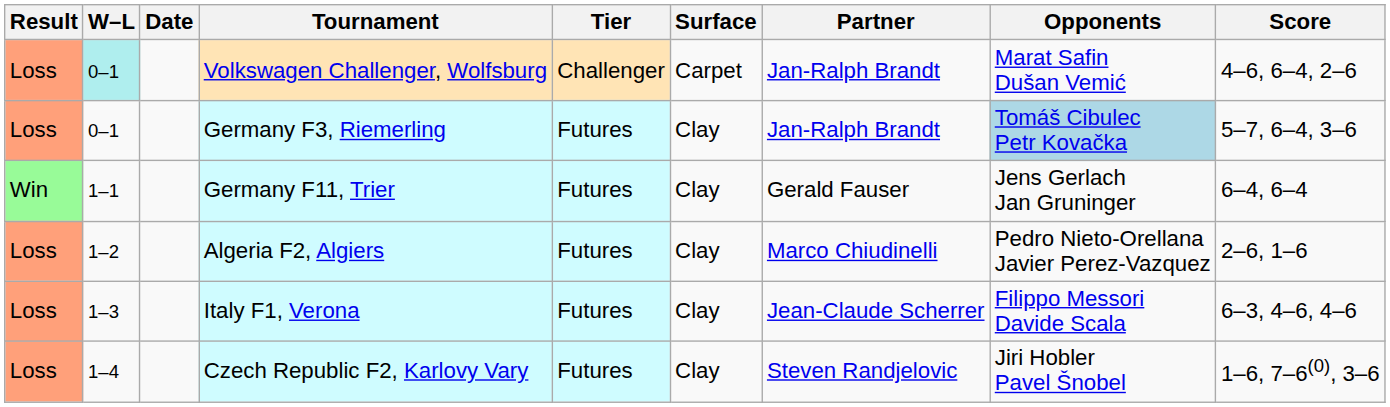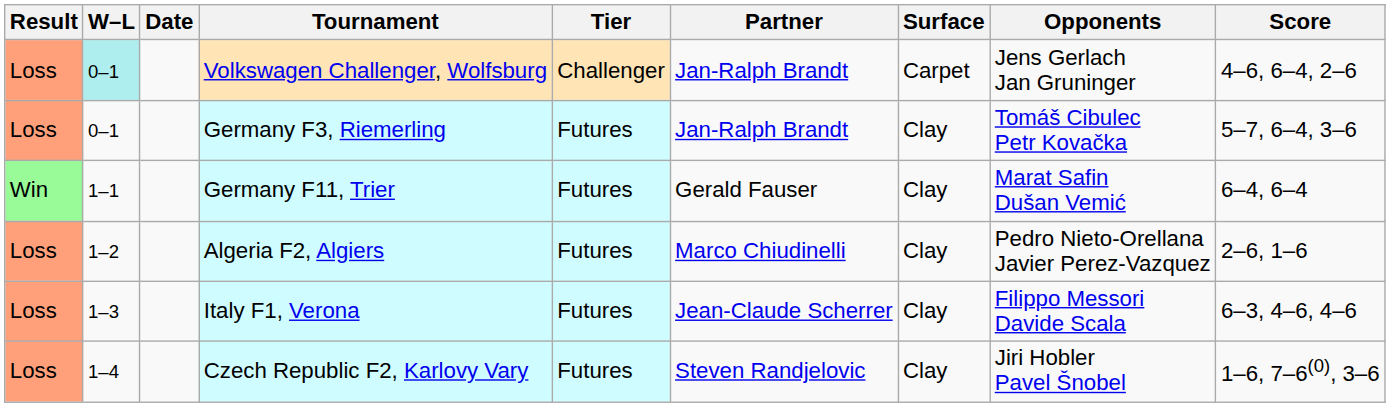columns swapped: (716, 22) <-> (876, 22)
(1060, 69) Marat Safin Dušan Vemić -> (1065, 69) Jens Gerlach Jan Gruninger
(1068, 130) lightblue background -> (1068, 130) no background
(1065, 190) Jens Gerlach Jan Gruninger -> (1060, 190) Marat Safin Dušan Vemić
